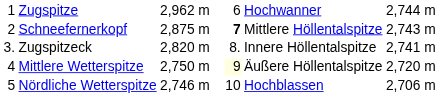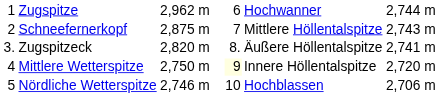(237, 29) bold -> (237, 29) normal
(310, 48) Innere Höllentalspitze -> (313, 48) Äußere Höllentalspitze
(313, 67) Äußere Höllentalspitze -> (310, 67) Innere Höllentalspitze
